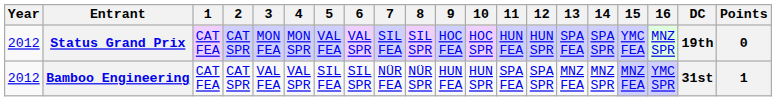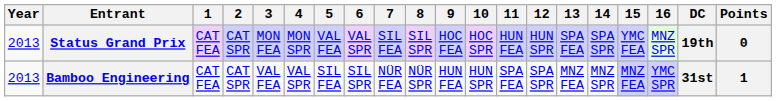(24, 43) 2012 -> (24, 43) 2013
(24, 78) 2012 -> (24, 78) 2013
